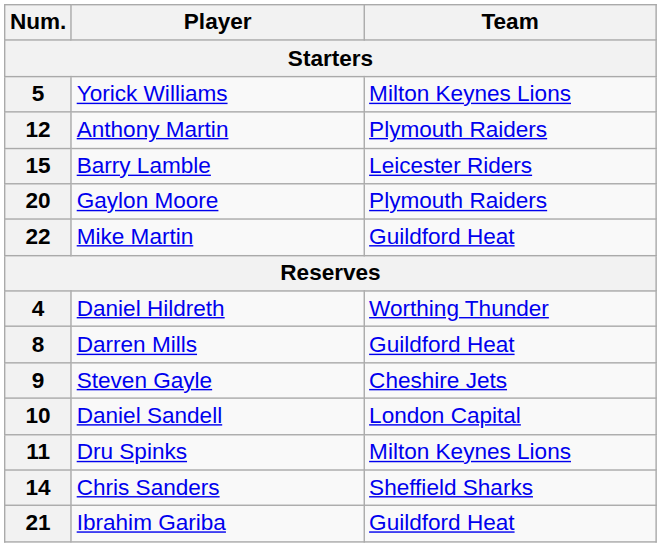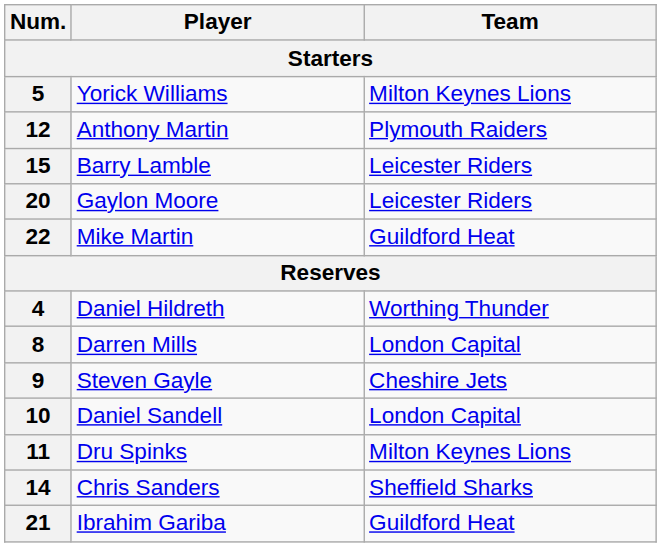(458, 201) Plymouth Raiders -> (451, 201) Leicester Riders
(442, 344) Guildford Heat -> (445, 344) London Capital
